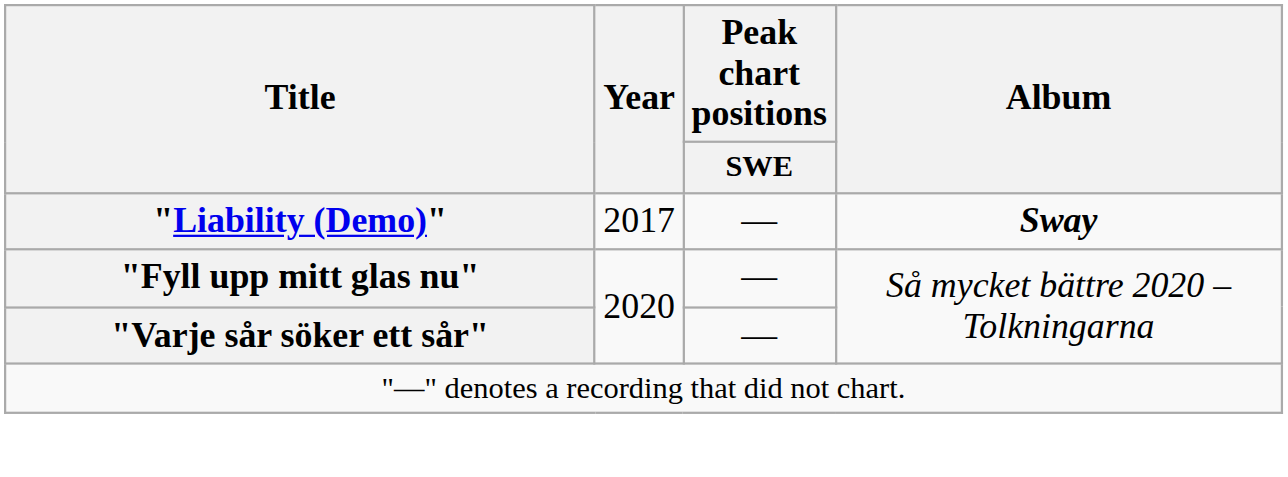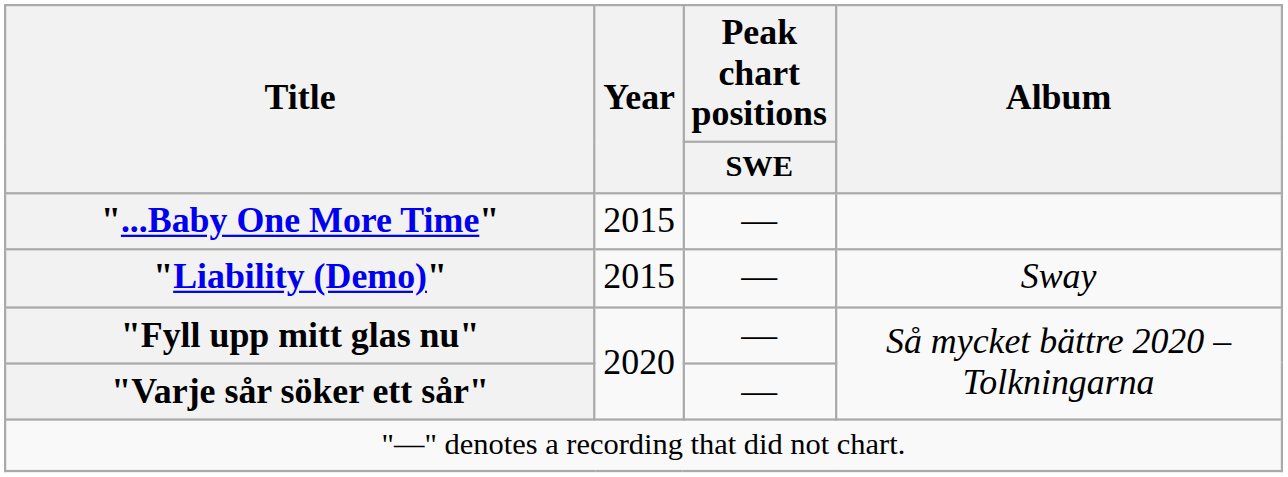+ row: (300, 220)
(639, 220) 2017 -> (639, 277) 2015
(1059, 220) bold -> (1059, 277) normal
